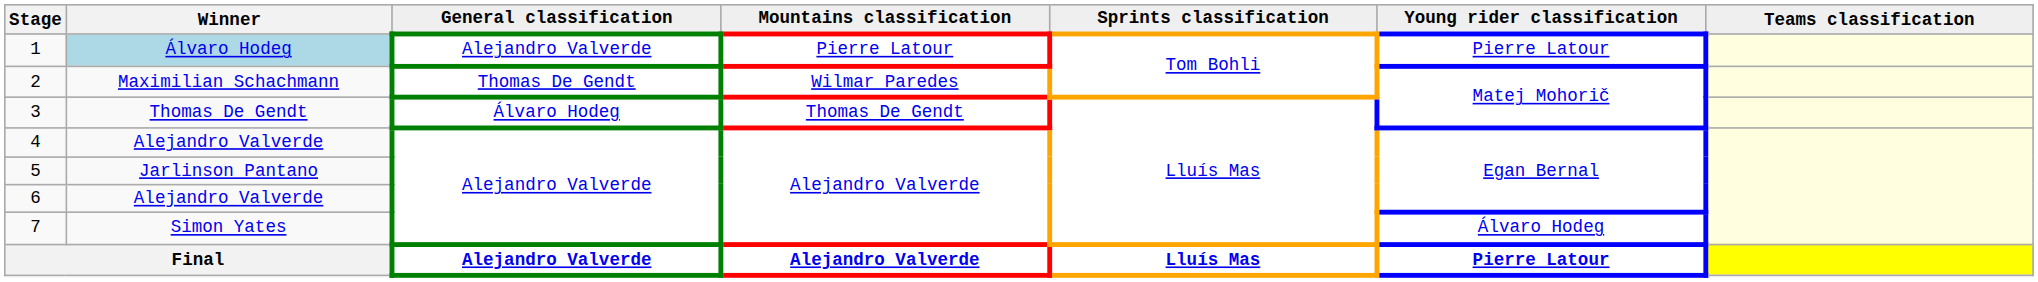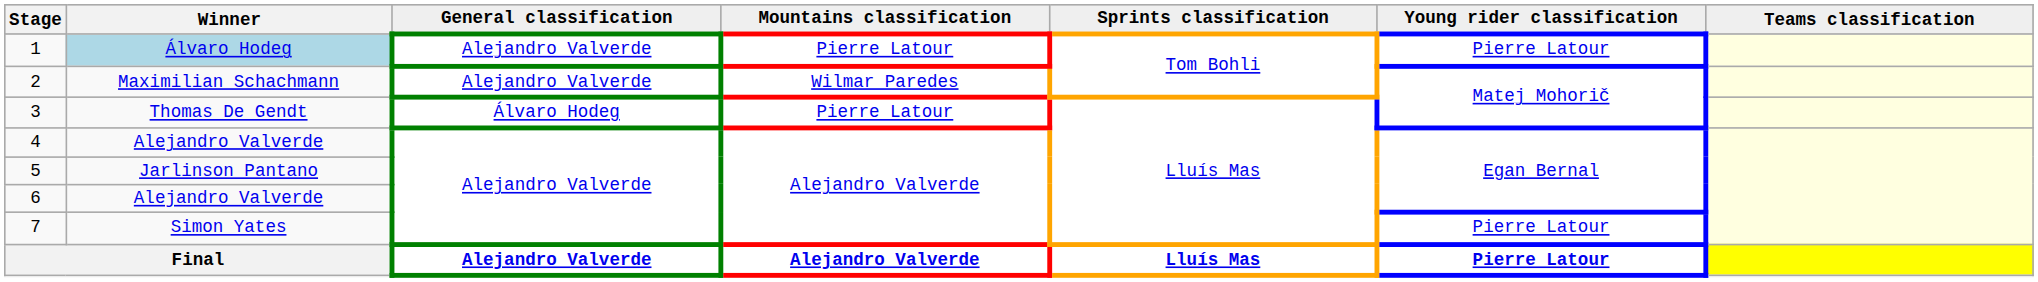(557, 81) Thomas De Gendt -> (557, 81) Alejandro Valverde
(885, 113) Thomas De Gendt -> (885, 113) Pierre Latour
(1541, 228) Álvaro Hodeg -> (1541, 228) Pierre Latour
